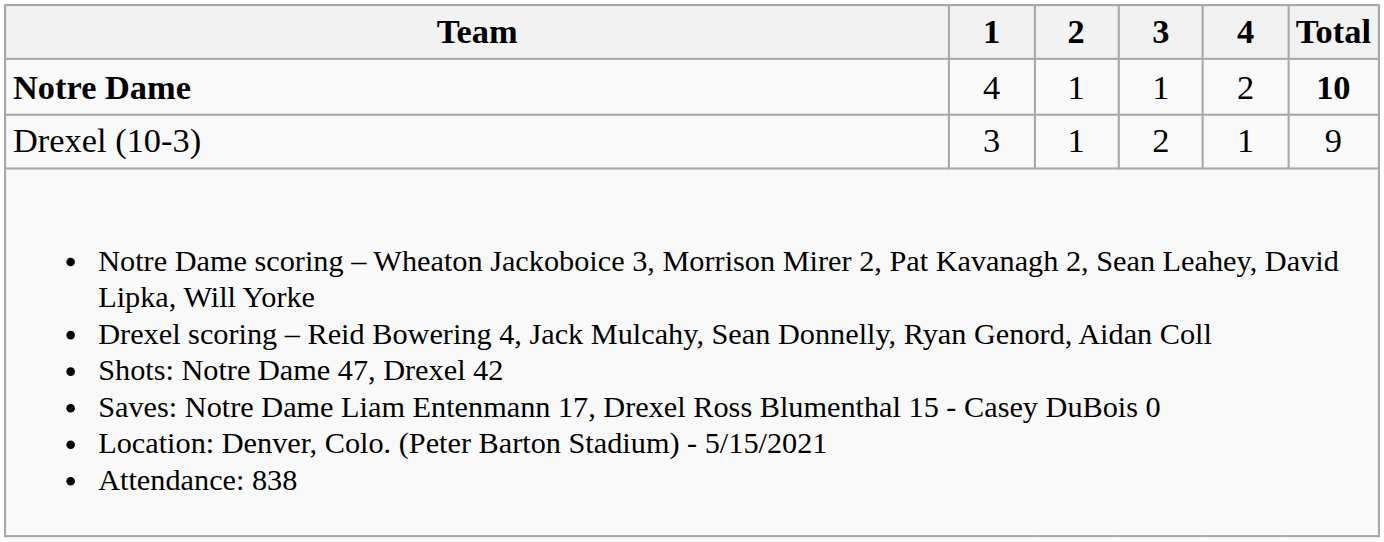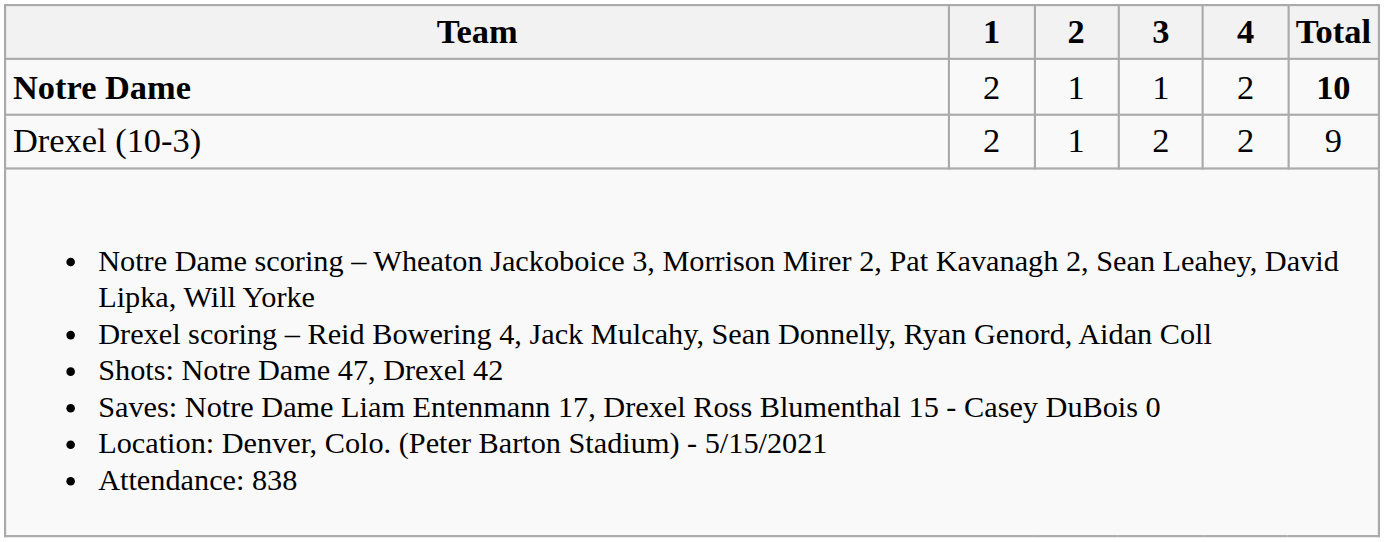(992, 86) 4 -> (992, 86) 2
(992, 140) 3 -> (992, 140) 2
(1246, 140) 1 -> (1246, 140) 2
